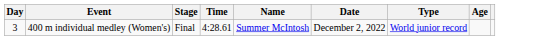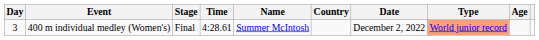+ column: (331, 12)
(429, 27) no background -> (468, 27) lightsalmon background
